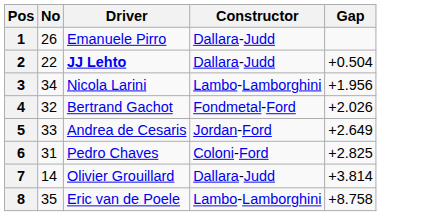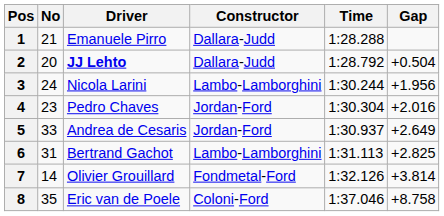+ column: (356, 16)
(49, 39) 26 -> (49, 39) 21
(49, 62) 22 -> (49, 62) 20
(49, 85) 34 -> (49, 85) 24
(49, 108) 32 -> (49, 108) 23
(120, 108) Bertrand Gachot -> (113, 108) Pedro Chaves
(244, 108) Fondmetal-Ford -> (232, 108) Jordan-Ford
(351, 108) +2.026 -> (413, 108) +2.016
(113, 153) Pedro Chaves -> (120, 153) Bertrand Gachot
(231, 153) Coloni-Ford -> (257, 153) Lambo-Lamborghini
(234, 176) Dallara-Judd -> (244, 176) Fondmetal-Ford
(257, 199) Lambo-Lamborghini -> (231, 199) Coloni-Ford
